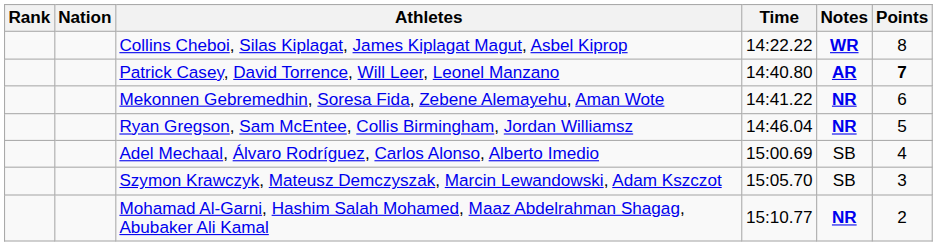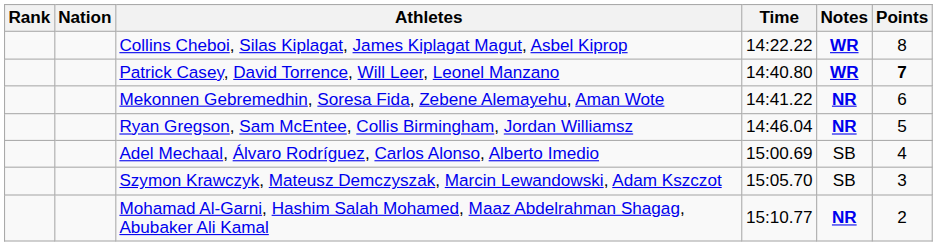(844, 72) AR -> (844, 72) WR
